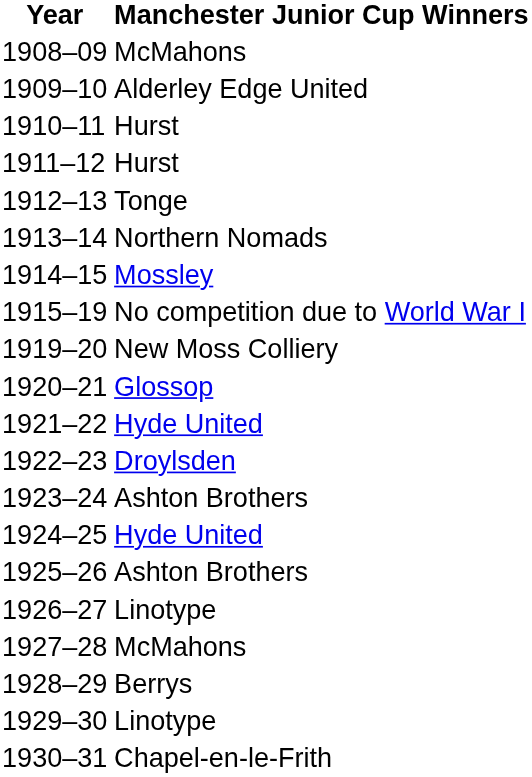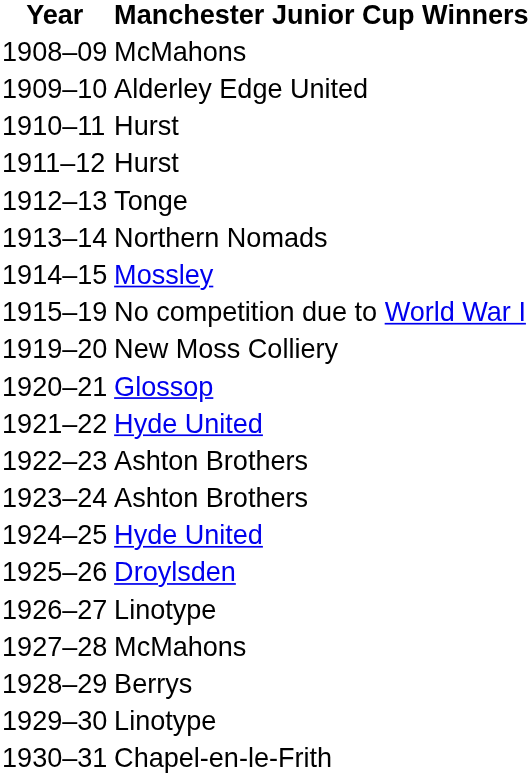(175, 461) Droylsden -> (211, 461) Ashton Brothers
(211, 572) Ashton Brothers -> (175, 572) Droylsden
